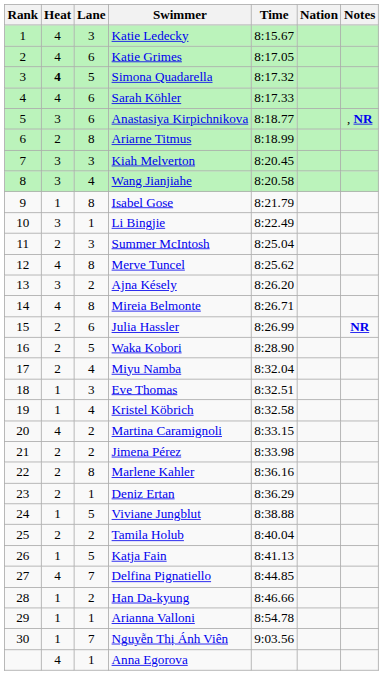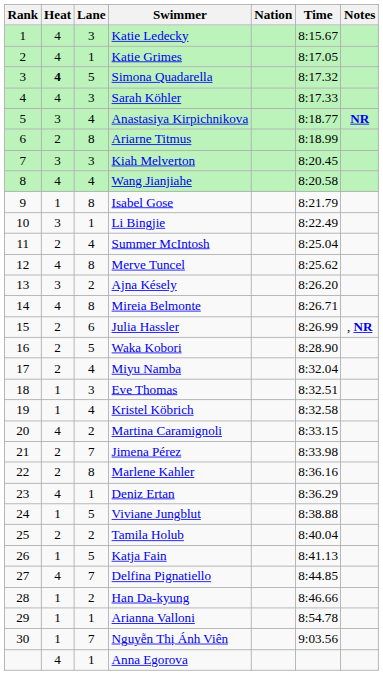columns swapped: (319, 14) <-> (274, 14)
(91, 56) 6 -> (91, 56) 1
(91, 98) 6 -> (91, 98) 3
(91, 118) 6 -> (91, 118) 4
(360, 118) , NR -> (360, 118) NR
(58, 181) 3 -> (58, 181) 4
(91, 243) 3 -> (91, 243) 4
(360, 327) NR -> (360, 327) , NR
(91, 451) 2 -> (91, 451) 7
(58, 493) 2 -> (58, 493) 4
